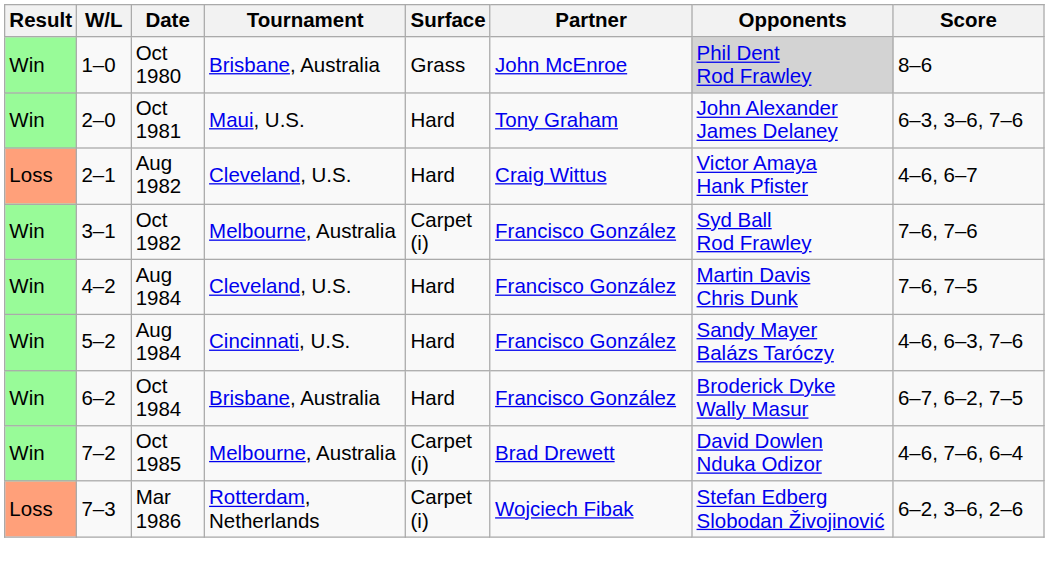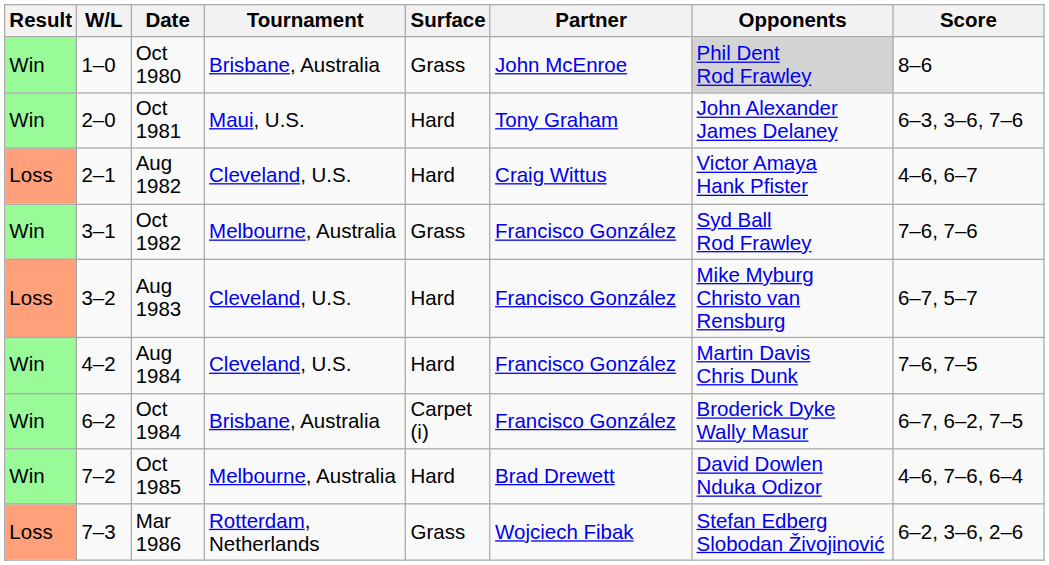(441, 231) Carpet (i) -> (438, 231) Grass
+ row: (98, 298)
- row: (98, 342)
(433, 397) Hard -> (441, 420) Carpet (i)
(441, 453) Carpet (i) -> (433, 476) Hard
(441, 508) Carpet (i) -> (438, 531) Grass
